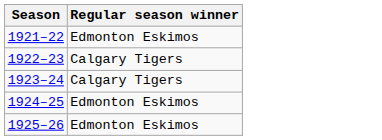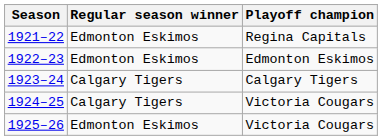+ column: (310, 15)
(127, 59) Calgary Tigers -> (135, 59) Edmonton Eskimos
(135, 103) Edmonton Eskimos -> (127, 103) Calgary Tigers
